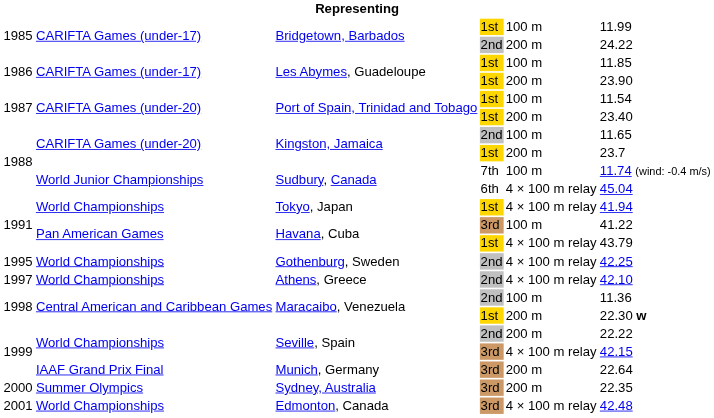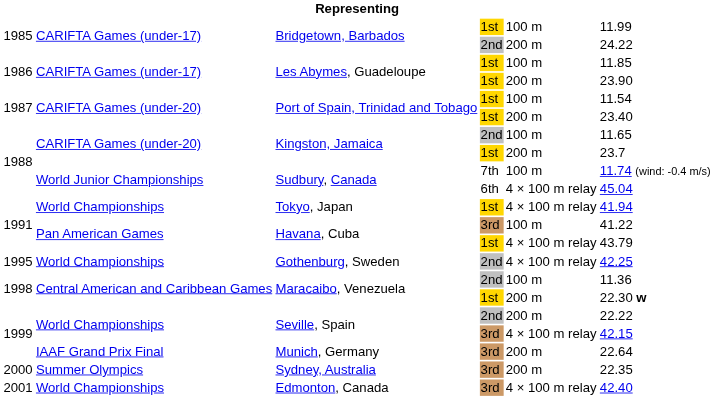- row: (321, 279)
(616, 405) 42.48 -> (616, 387) 42.40
